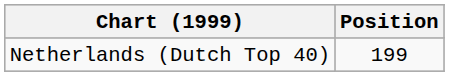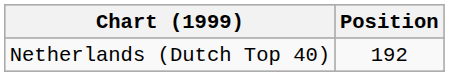(389, 55) 199 -> (389, 55) 192
